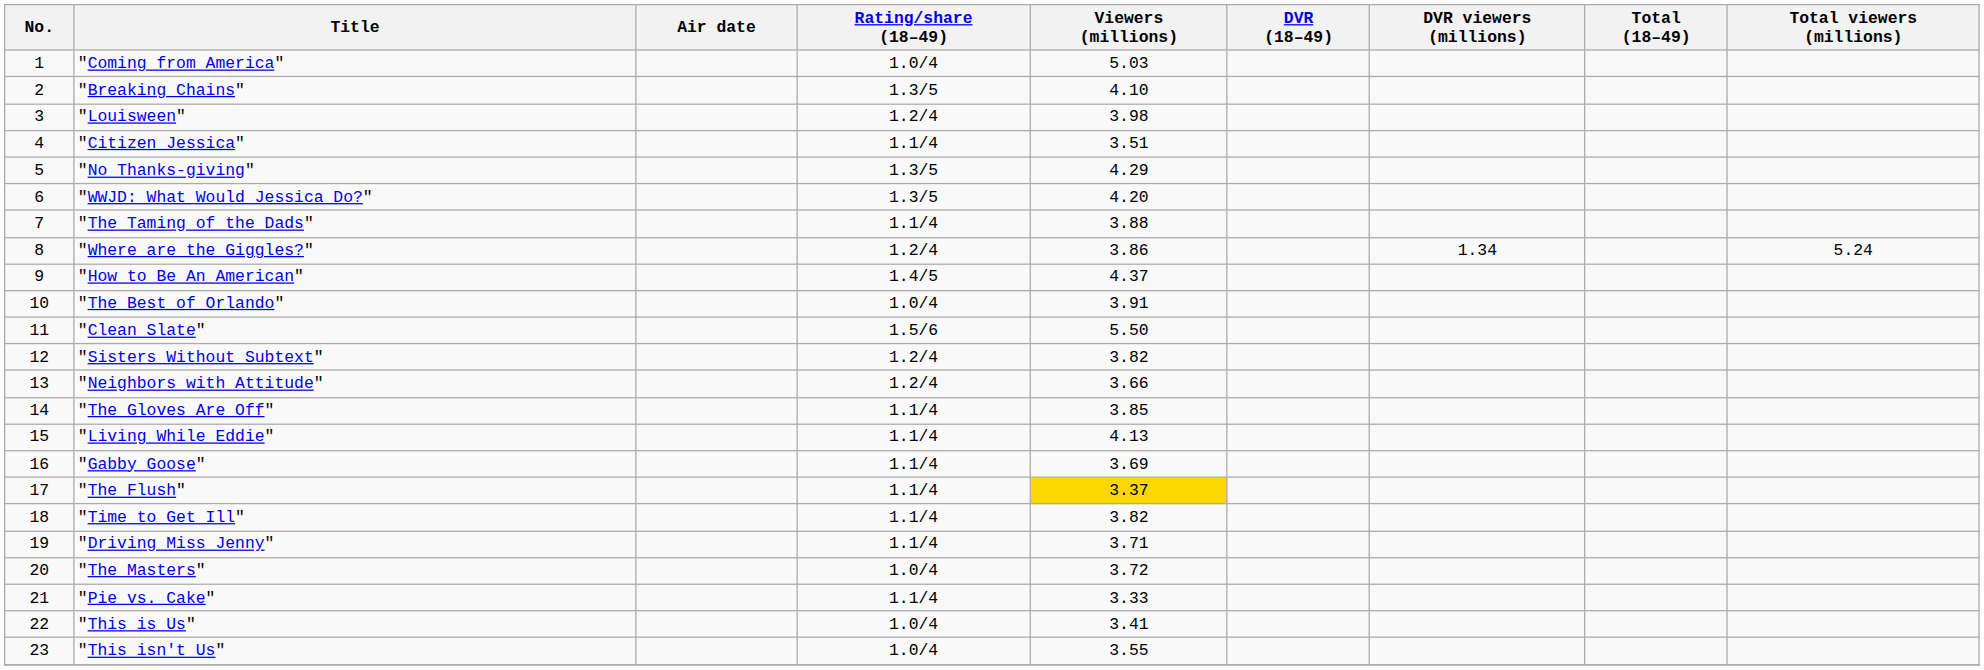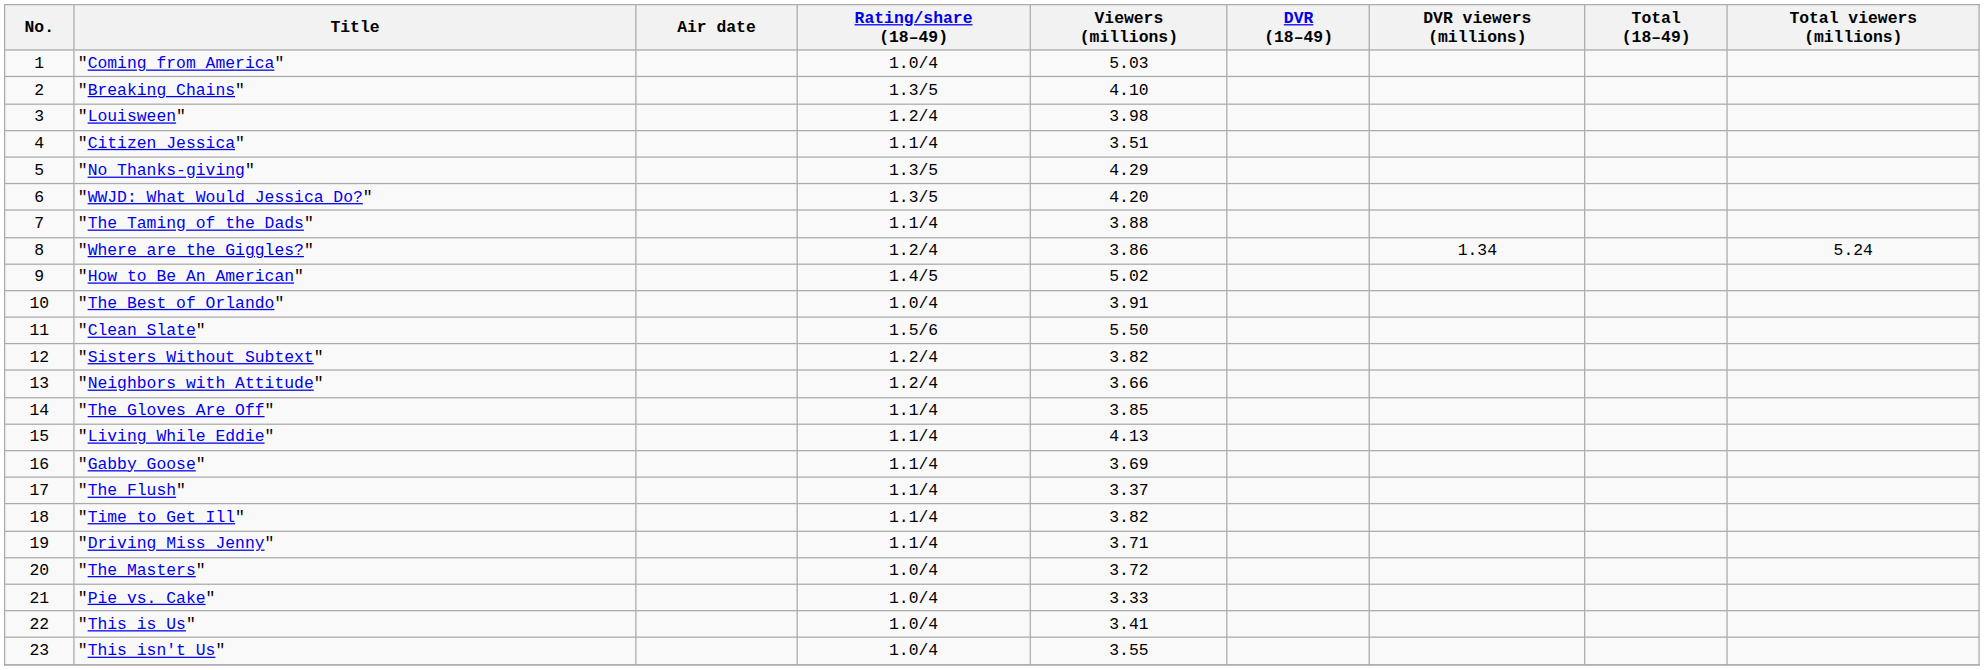(1129, 277) 4.37 -> (1129, 277) 5.02
(1129, 491) gold background -> (1129, 491) no background
(914, 597) 1.1/4 -> (914, 597) 1.0/4
